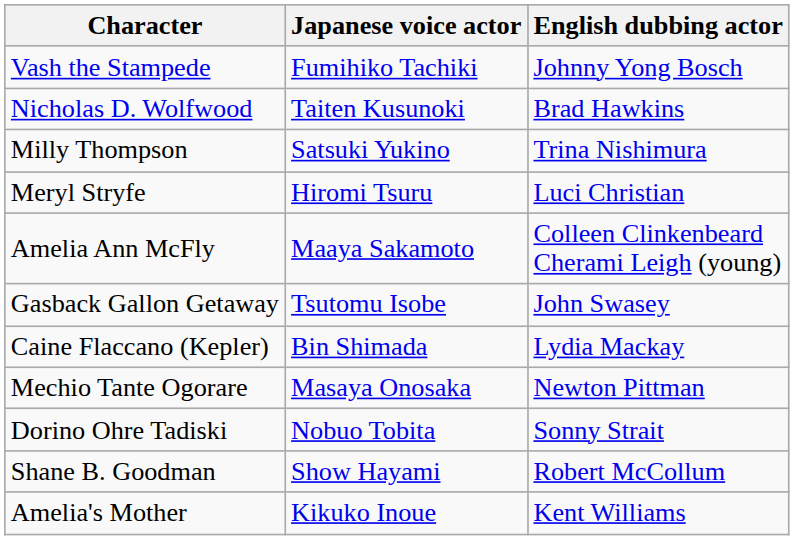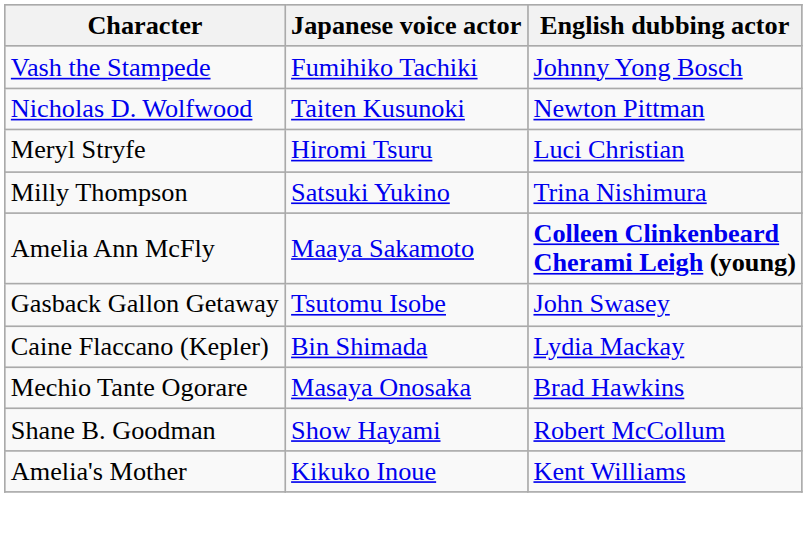(609, 108) Brad Hawkins -> (619, 108) Newton Pittman
rows swapped: (78, 191) <-> (99, 150)
(657, 248) normal -> (665, 248) bold
(619, 387) Newton Pittman -> (609, 387) Brad Hawkins
- row: (119, 429)
